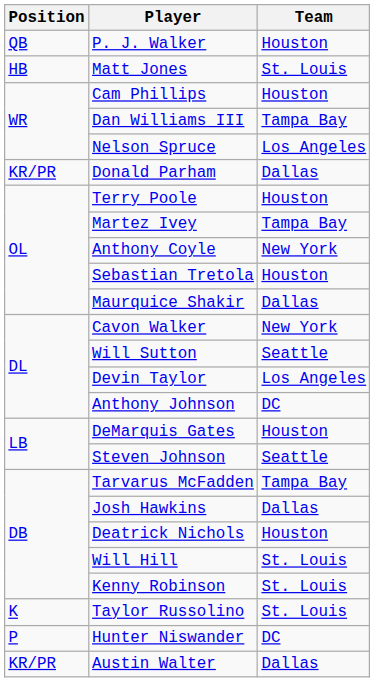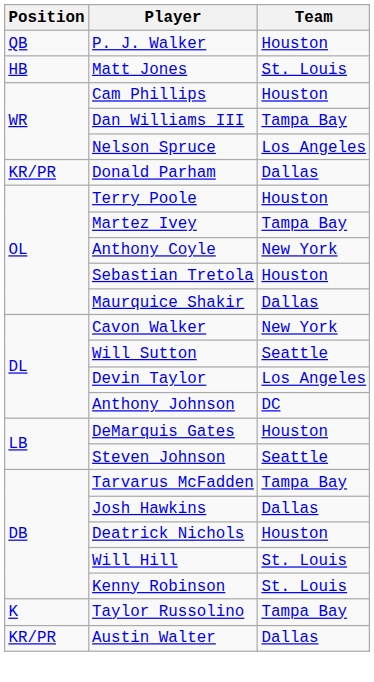(304, 612) St. Louis -> (304, 612) Tampa Bay
- row: (168, 638)
